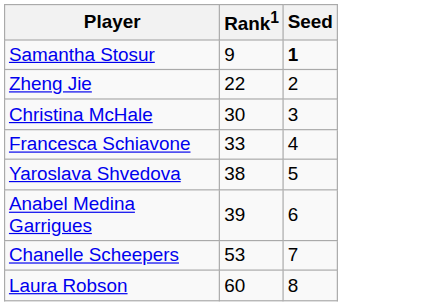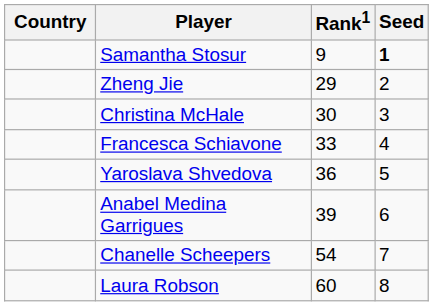+ column: (50, 22)
(235, 84) 22 -> (326, 84) 29
(235, 174) 38 -> (326, 174) 36
(235, 255) 53 -> (326, 255) 54
